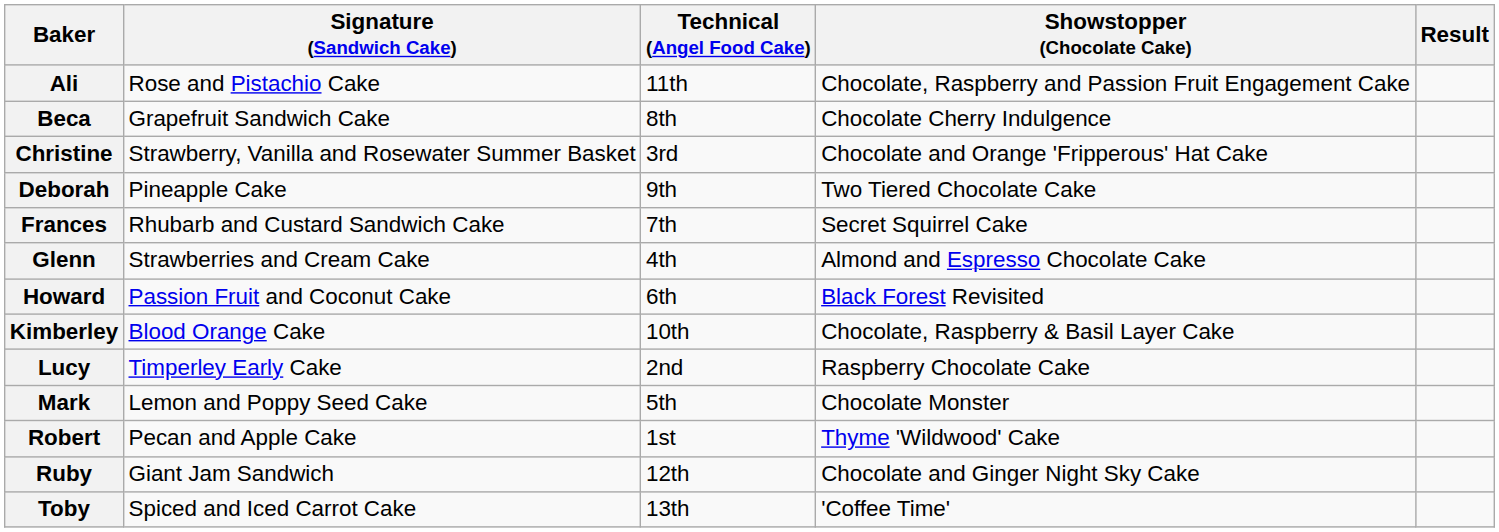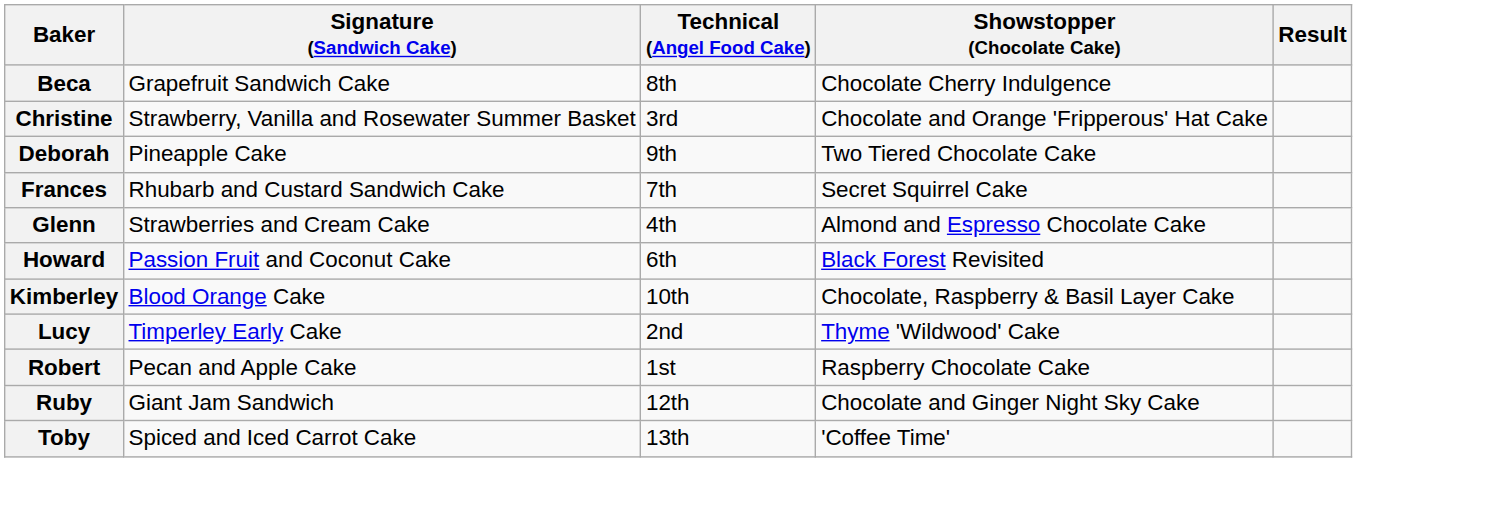- row: (64, 82)
(956, 367) Raspberry Chocolate Cake -> (941, 331) Thyme 'Wildwood' Cake
- row: (64, 402)
(941, 438) Thyme 'Wildwood' Cake -> (956, 367) Raspberry Chocolate Cake
